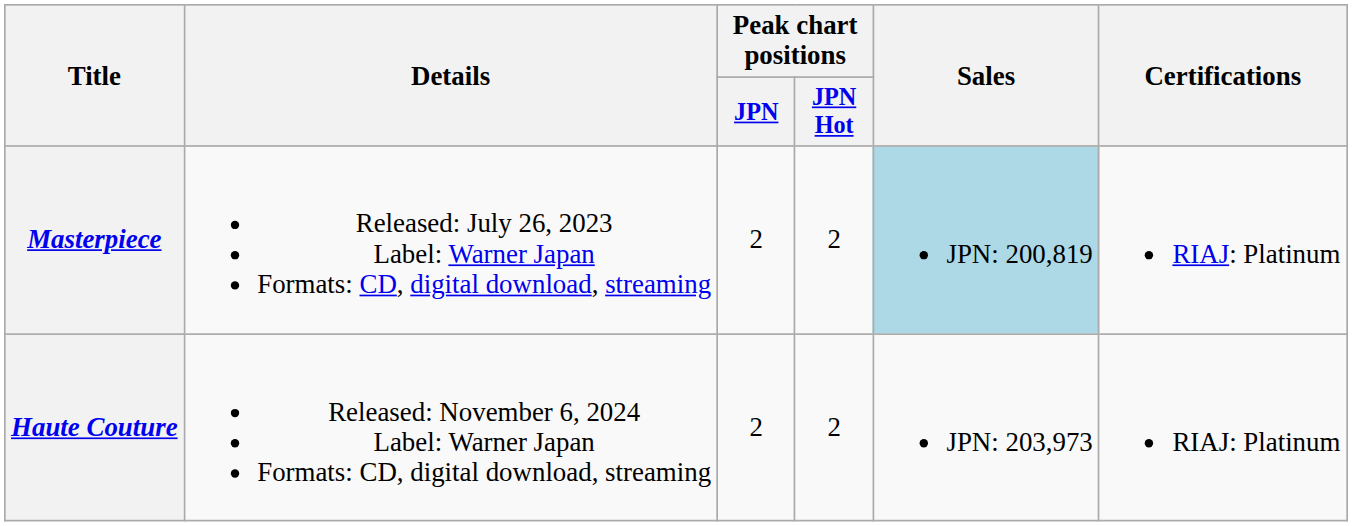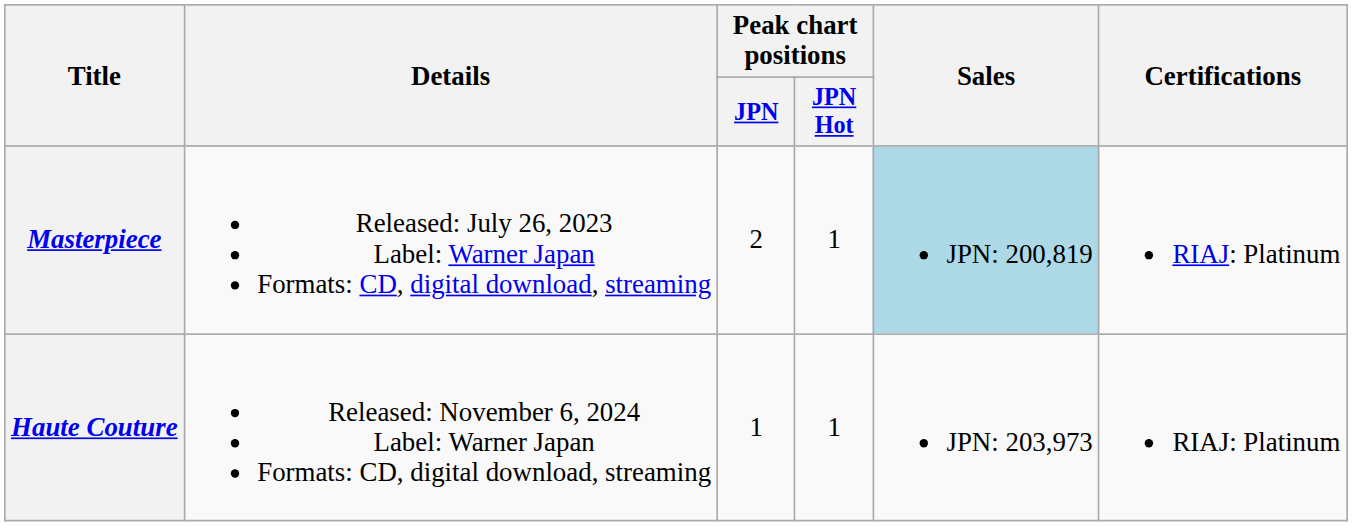(834, 239) 2 -> (834, 239) 1
(756, 426) 2 -> (756, 426) 1
(834, 426) 2 -> (834, 426) 1
